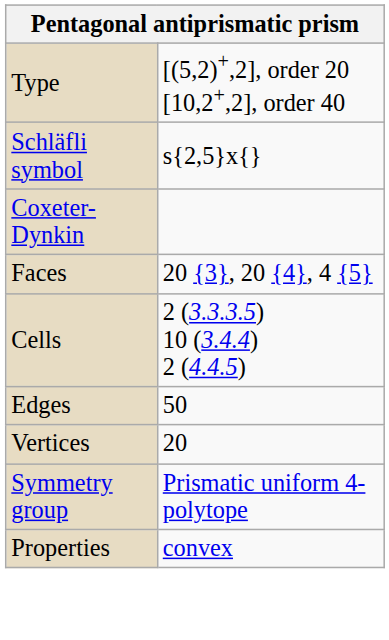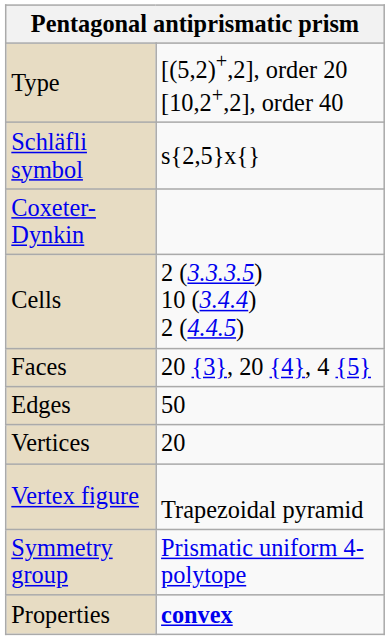rows swapped: (36, 339) <-> (39, 273)
+ row: (75, 496)
(198, 548) normal -> (197, 614) bold
